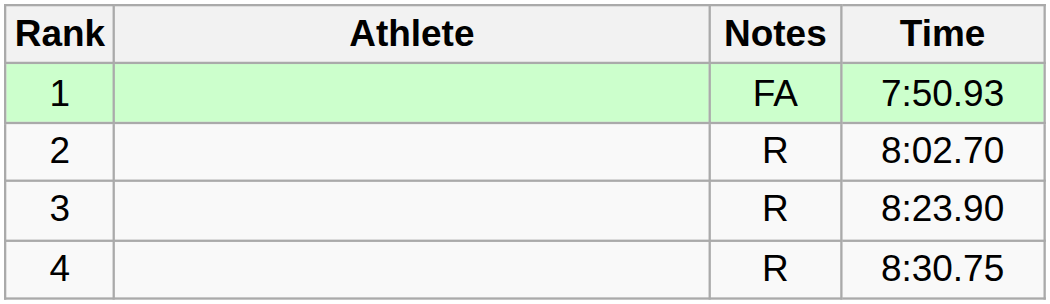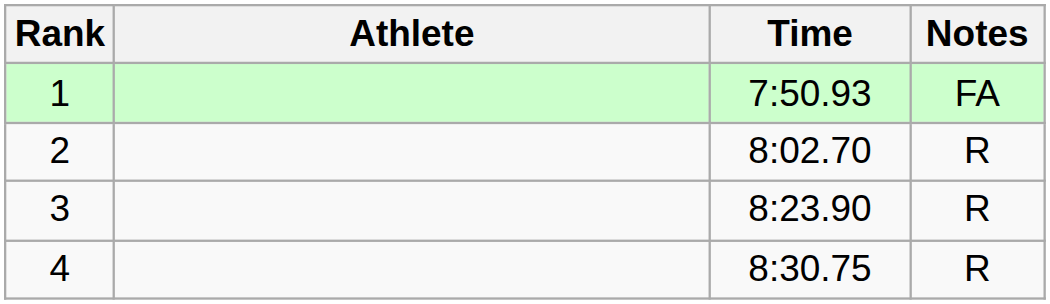columns swapped: (943, 33) <-> (775, 33)
